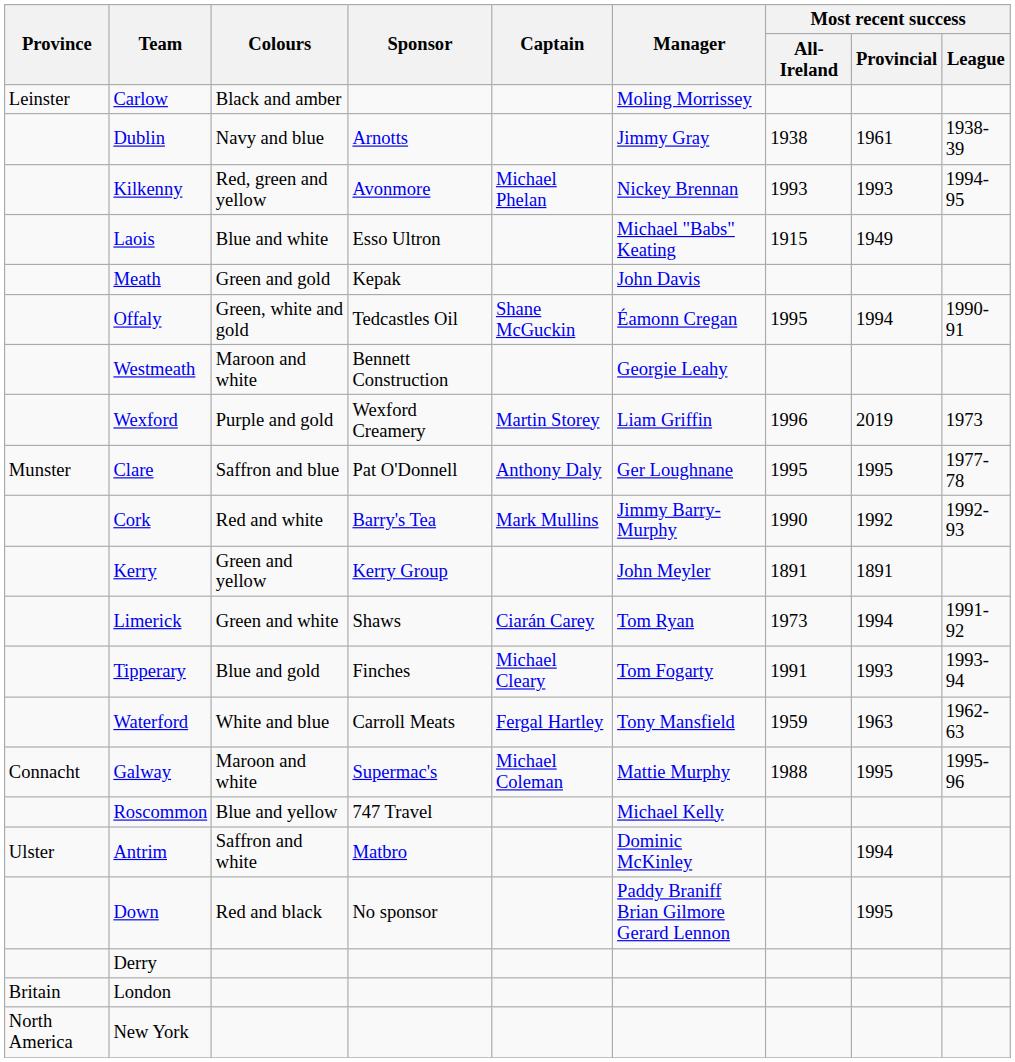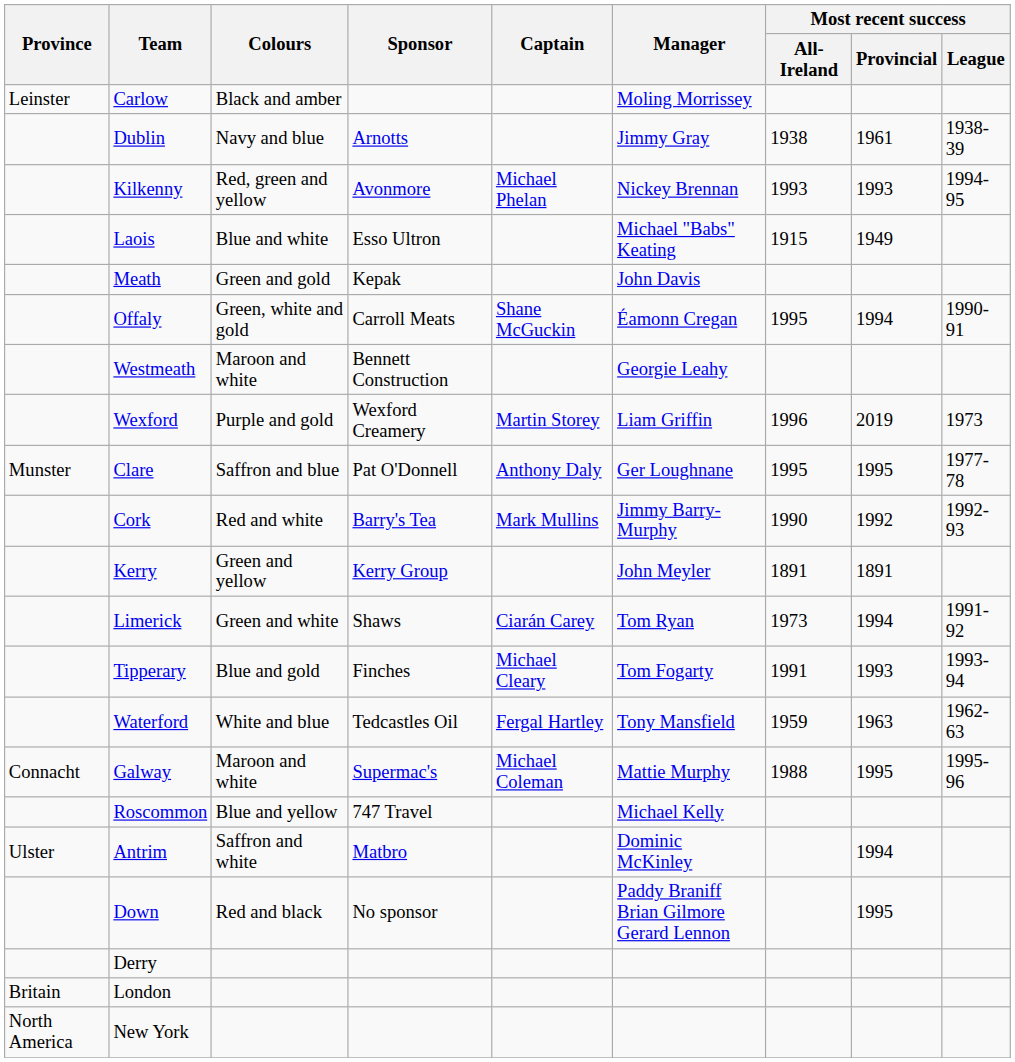(405, 319) Tedcastles Oil -> (404, 319) Carroll Meats
(404, 721) Carroll Meats -> (405, 721) Tedcastles Oil
